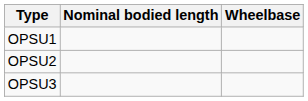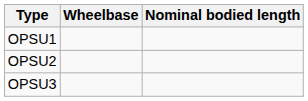columns swapped: (263, 15) <-> (141, 15)
